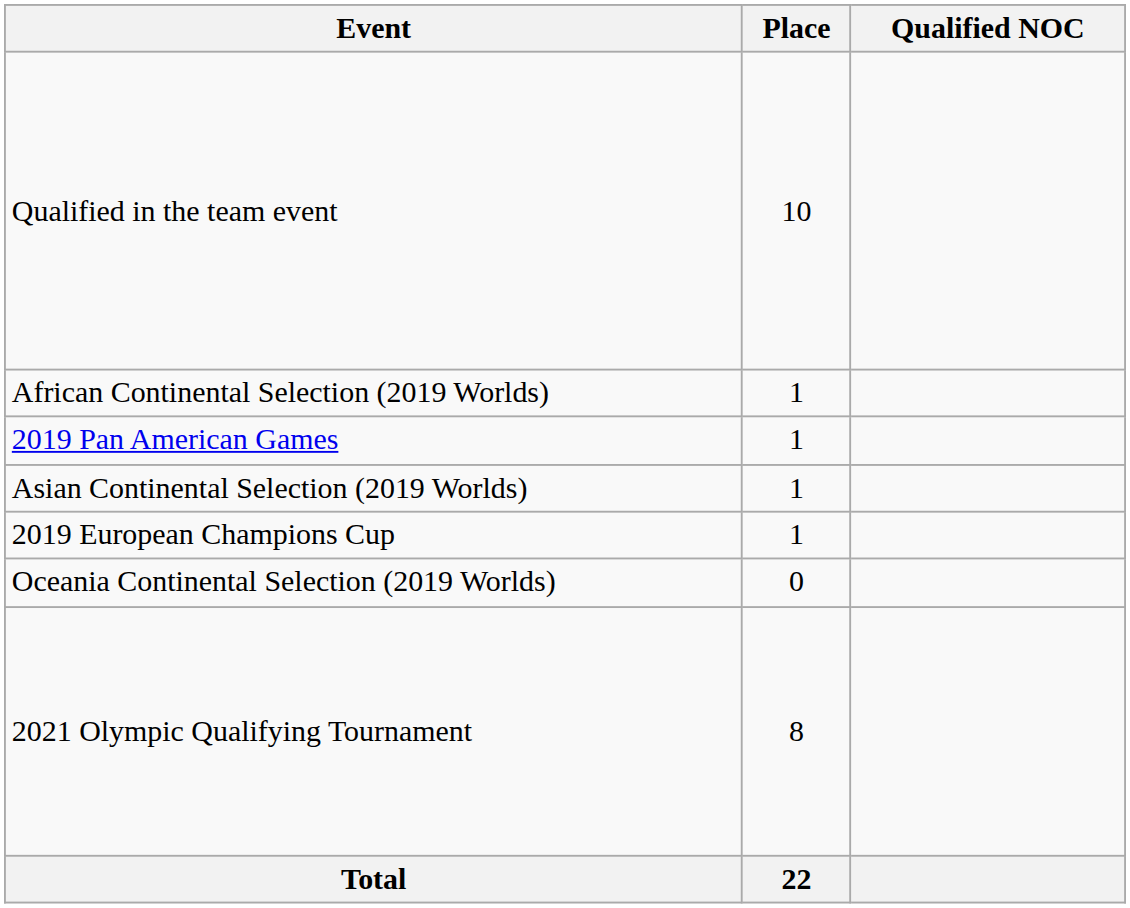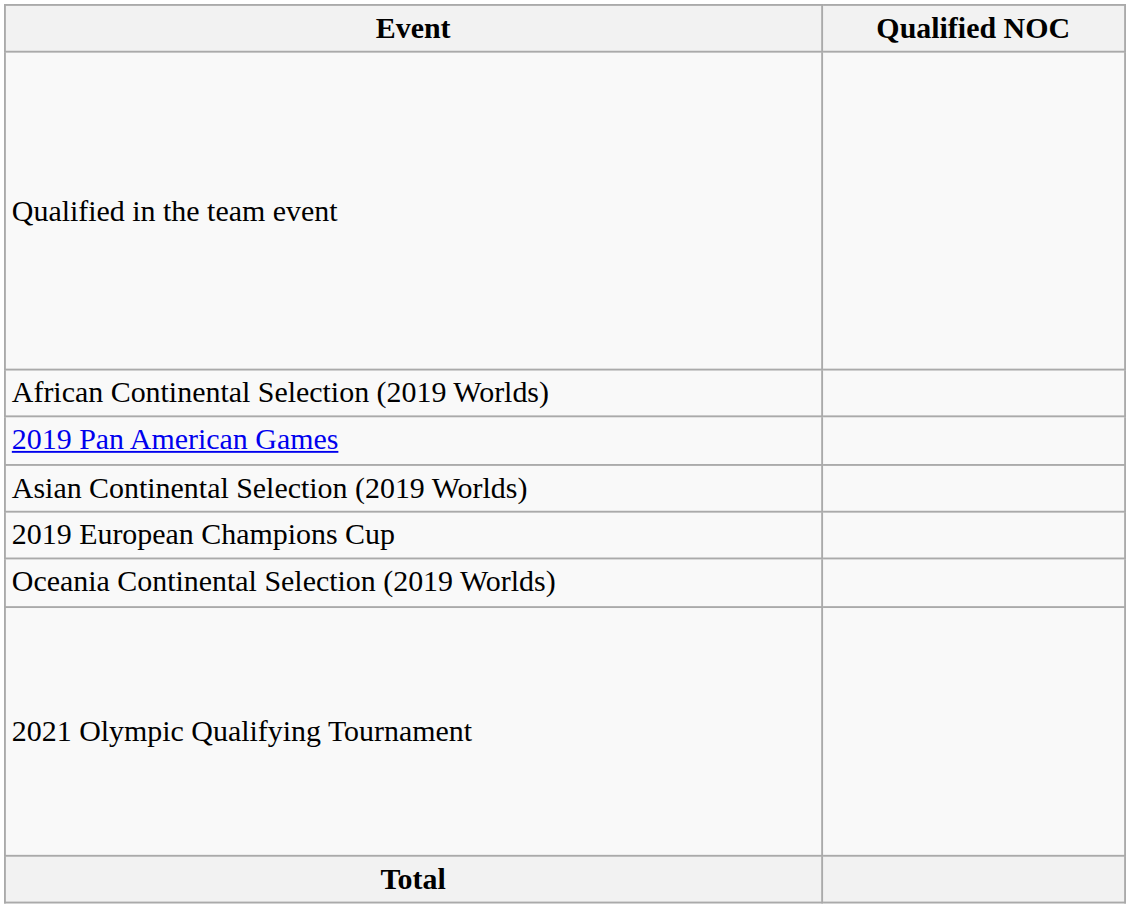- column: (797, 28)
